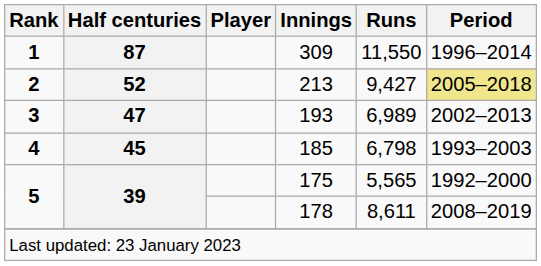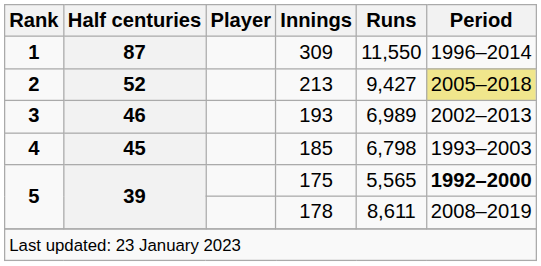(135, 116) 47 -> (135, 116) 46
(481, 180) normal -> (481, 180) bold
